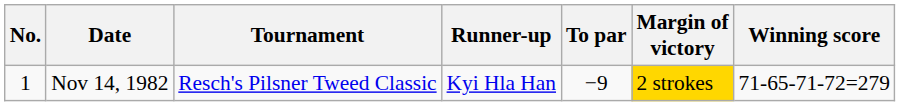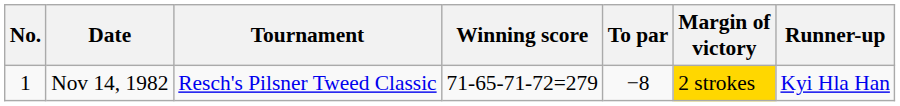columns swapped: (814, 35) <-> (501, 35)
(596, 83) −9 -> (638, 83) −8
